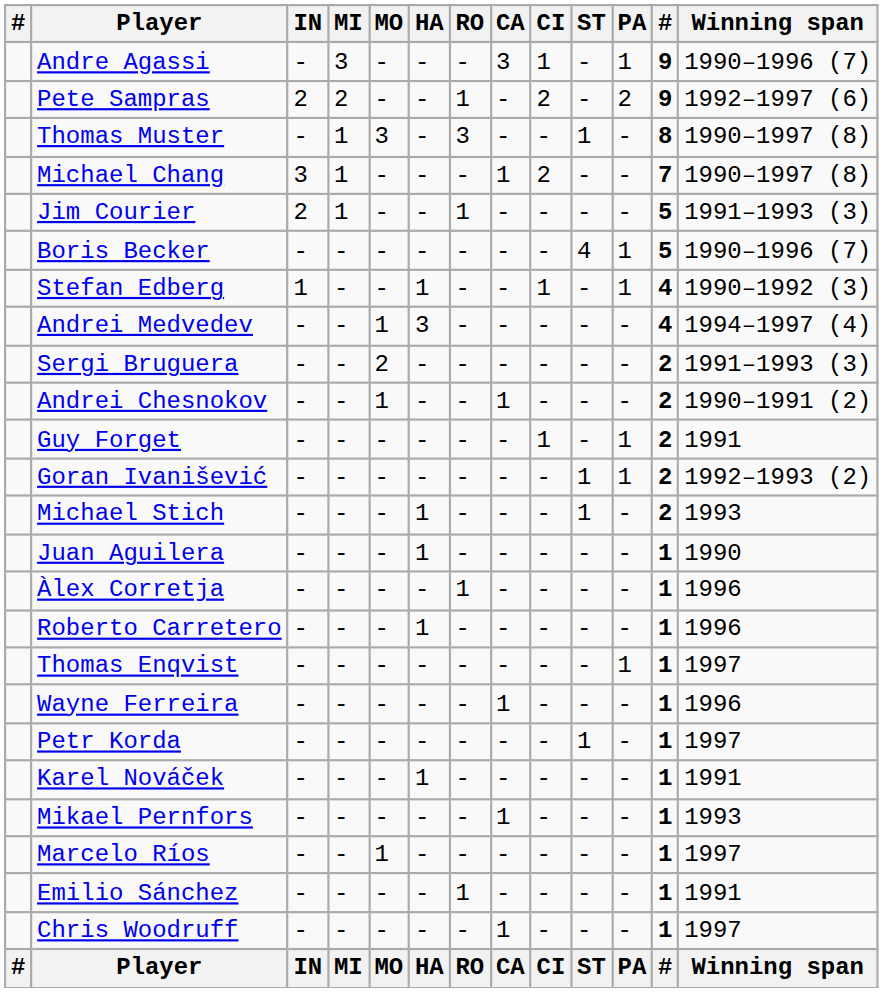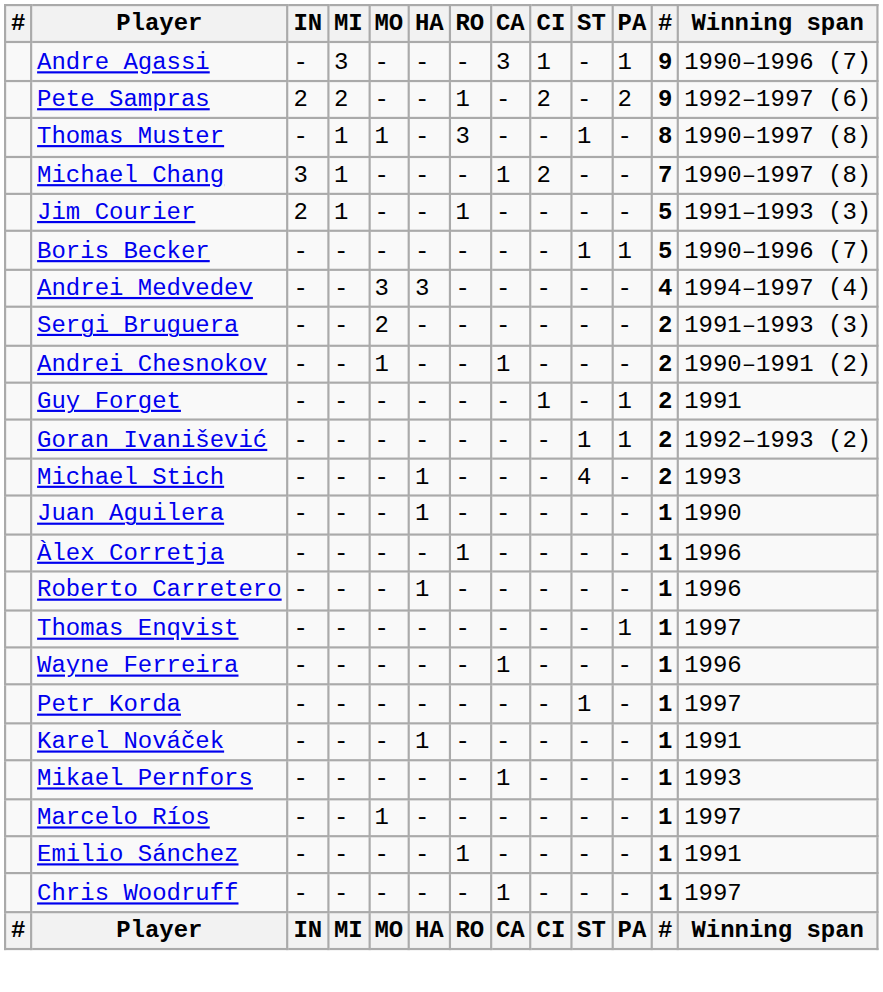(382, 137) 3 -> (382, 137) 1
(584, 251) 4 -> (584, 251) 1
- row: (131, 288)
(382, 326) 1 -> (382, 288) 3
(584, 515) 1 -> (584, 477) 4
